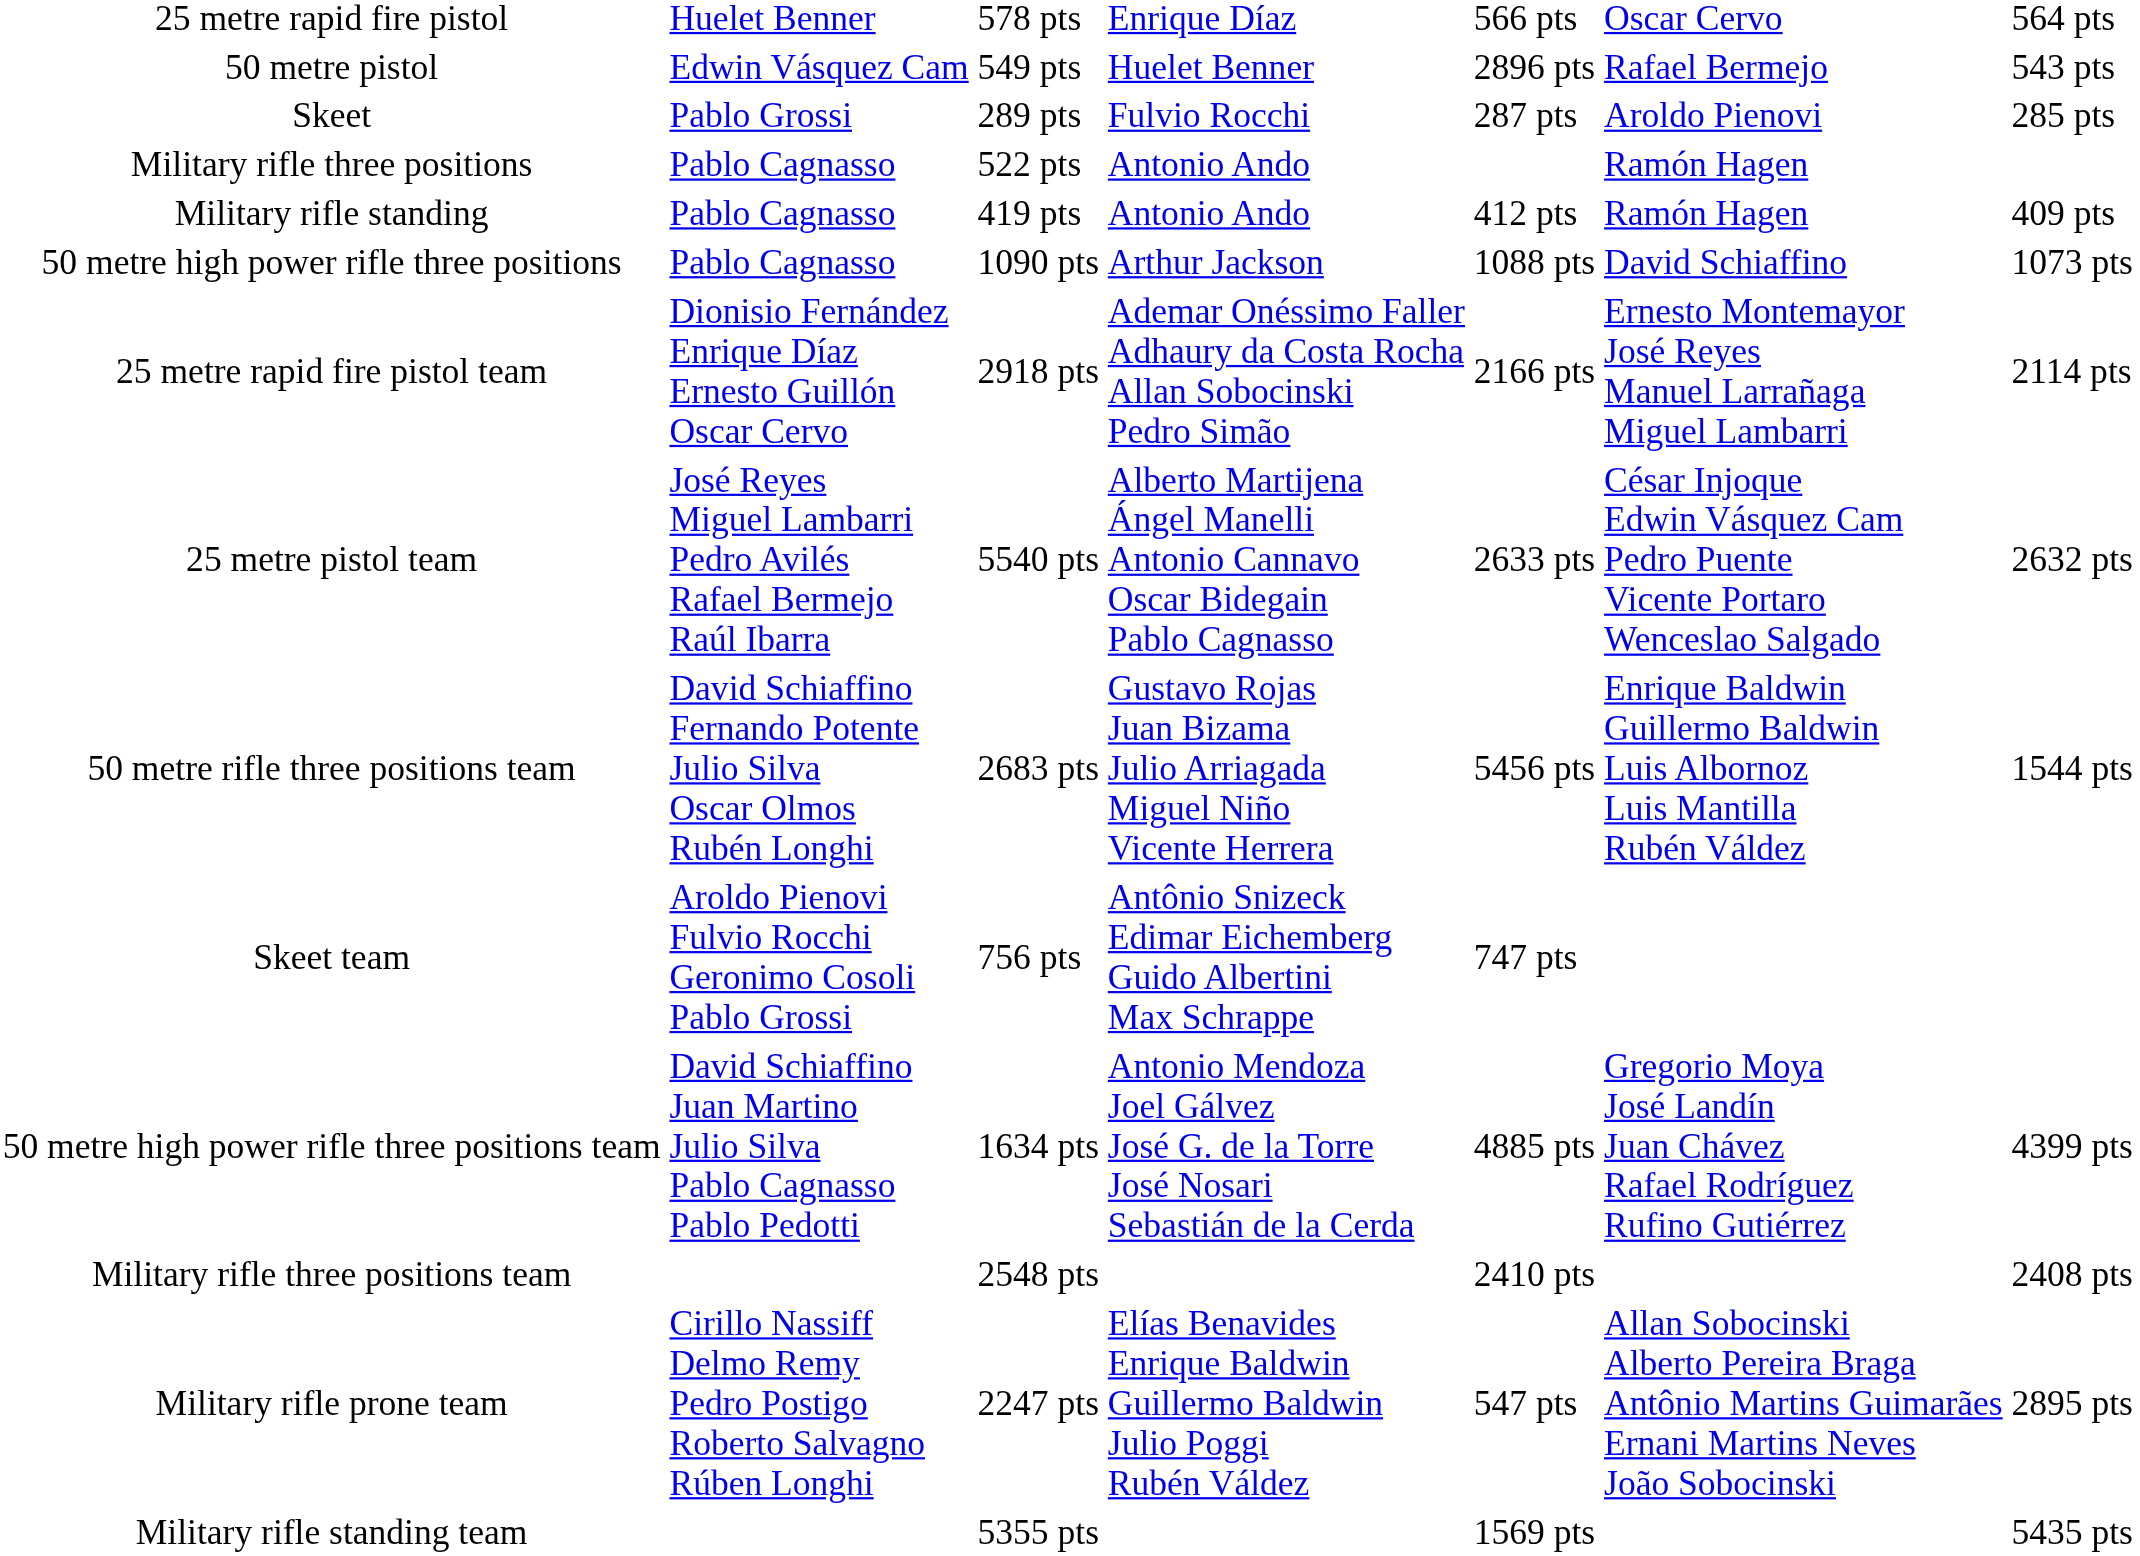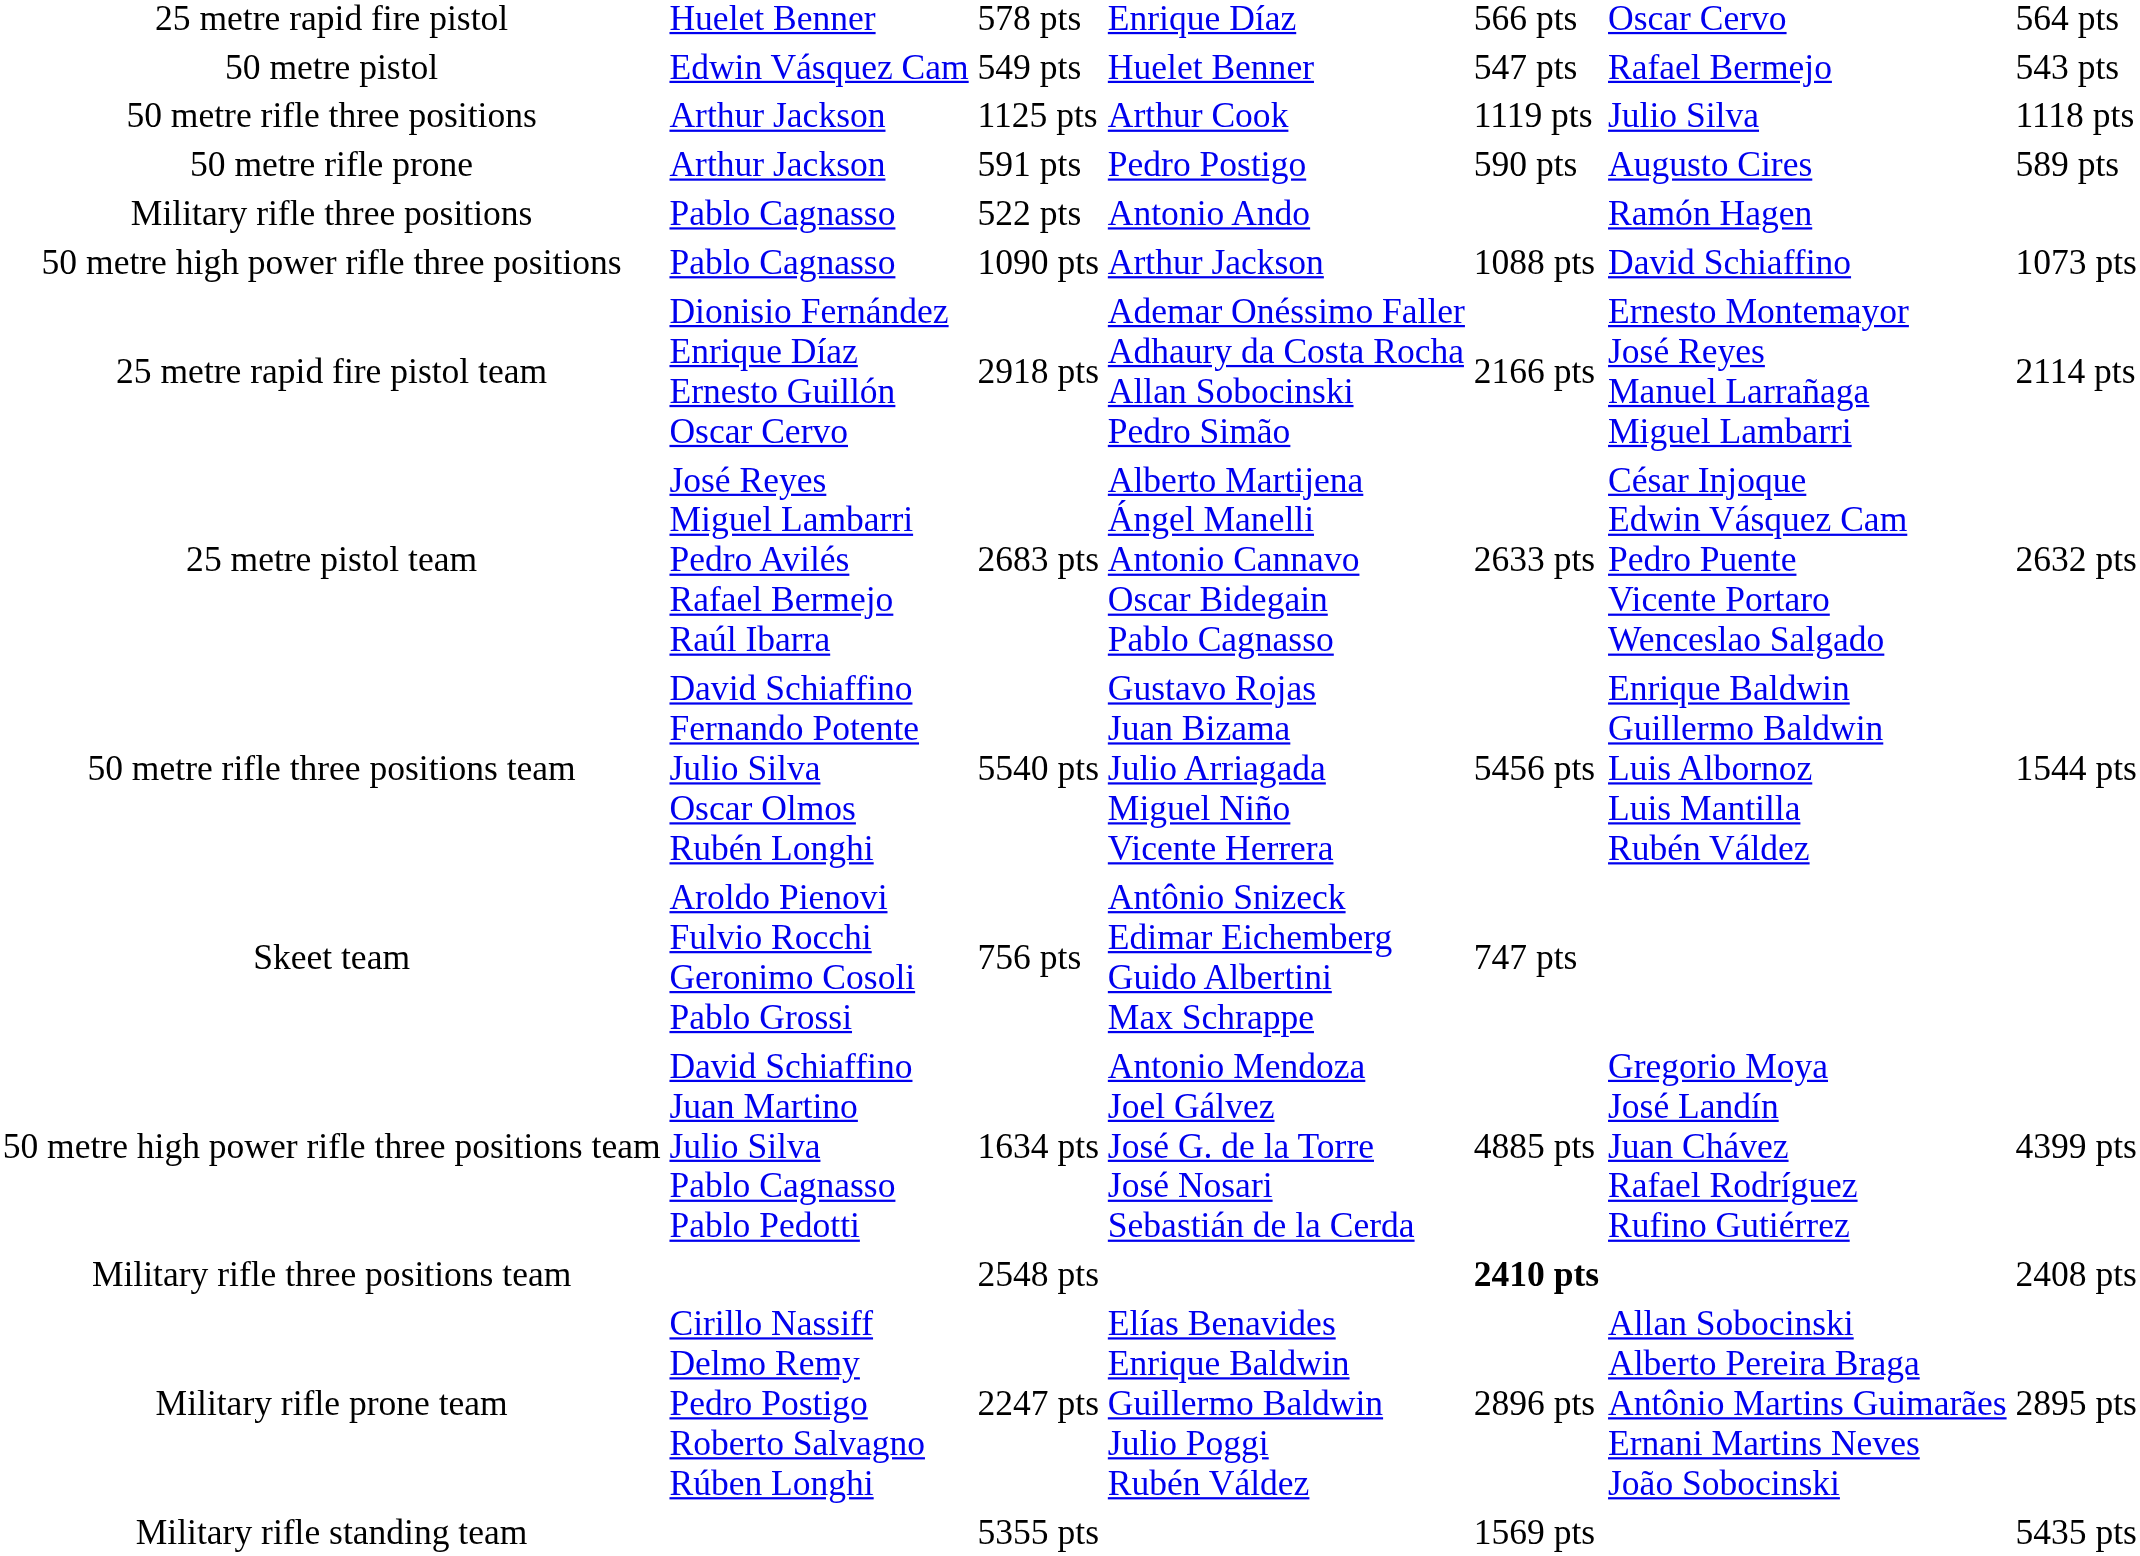(1535, 66) 2896 pts -> (1526, 66) 547 pts
+ row: (332, 115)
+ row: (332, 164)
- row: (332, 115)
- row: (332, 213)
(1038, 559) 5540 pts -> (1038, 559) 2683 pts
(1038, 768) 2683 pts -> (1038, 768) 5540 pts
(1535, 1274) normal -> (1536, 1274) bold
(1526, 1403) 547 pts -> (1535, 1403) 2896 pts
